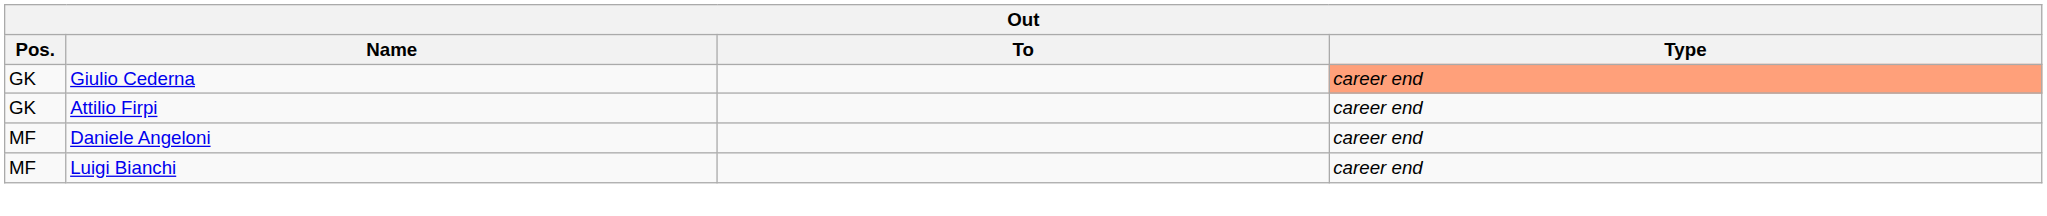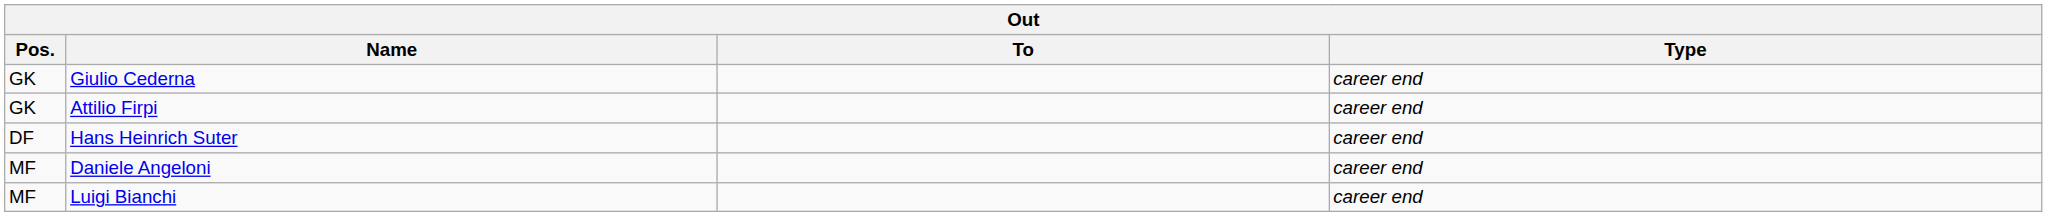(1378, 79) lightsalmon background -> (1378, 79) no background
+ row: (154, 138)
